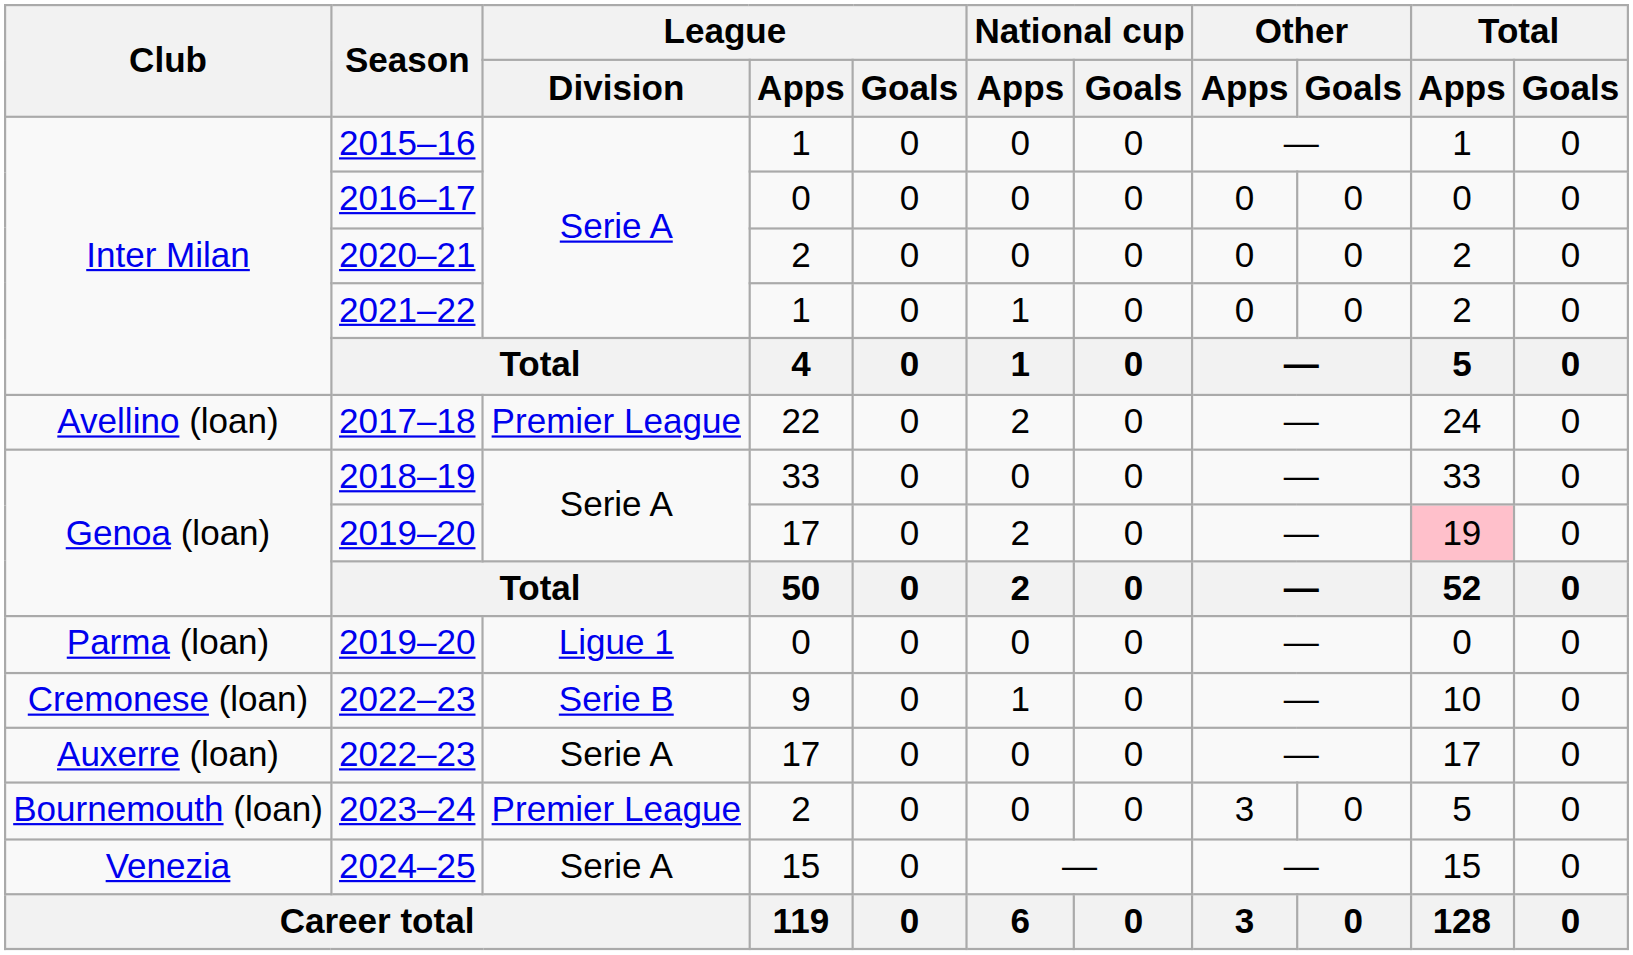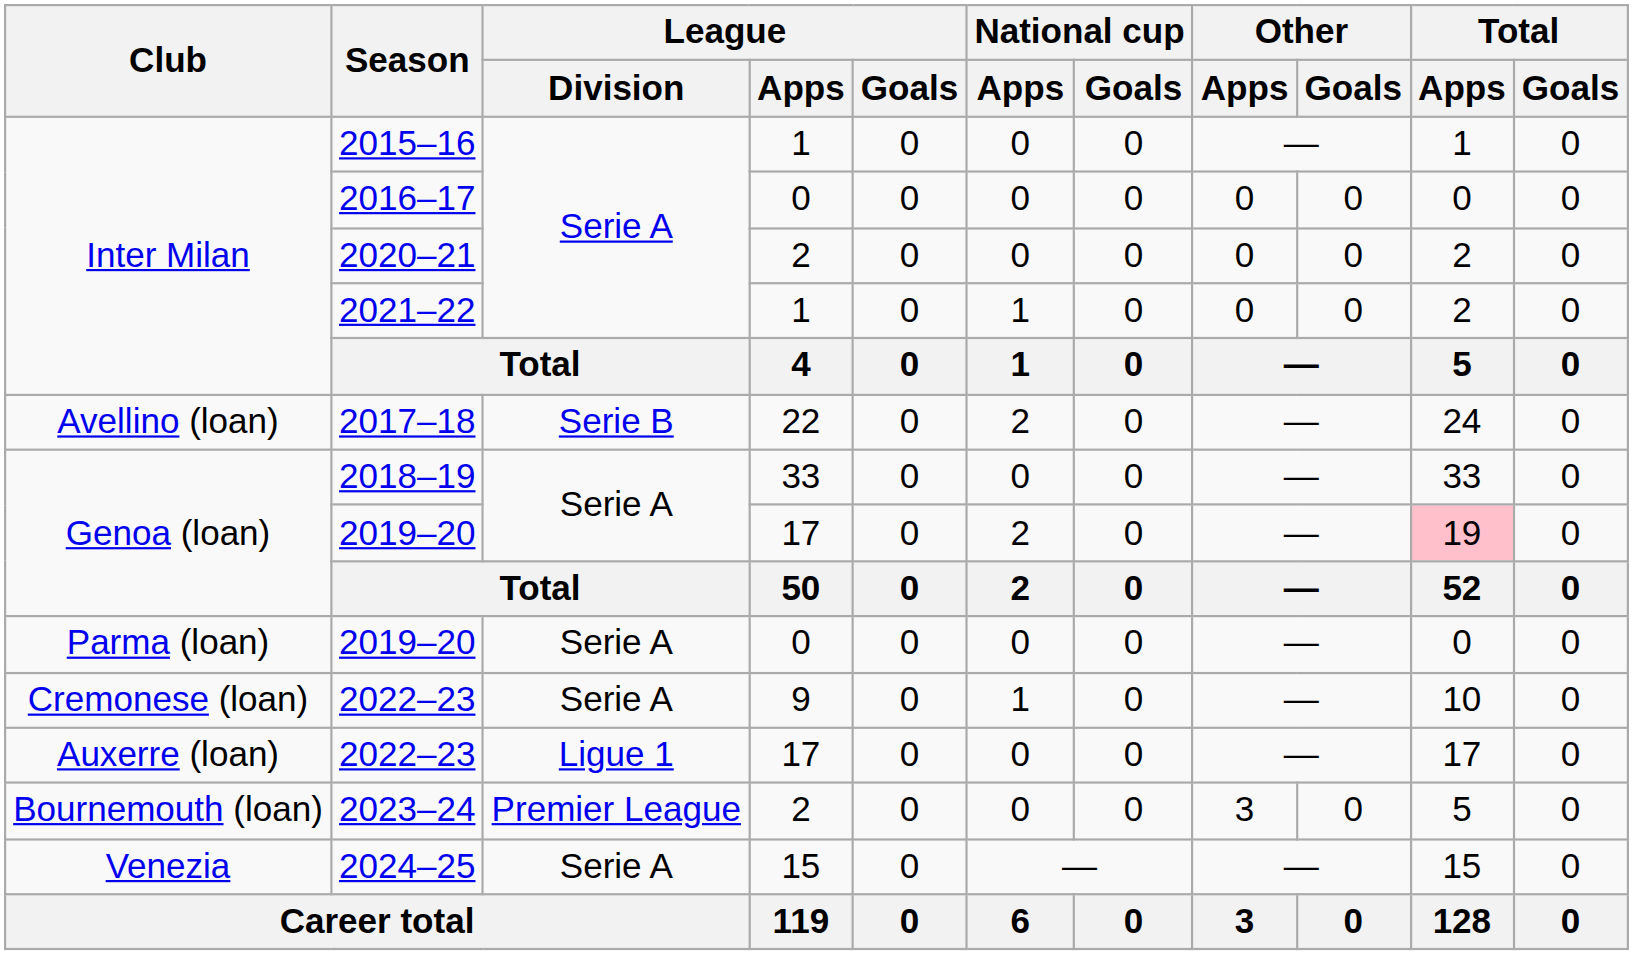(616, 421) Premier League -> (616, 421) Serie B
(616, 643) Ligue 1 -> (616, 643) Serie A
(616, 699) Serie B -> (616, 699) Serie A
(616, 754) Serie A -> (616, 754) Ligue 1
